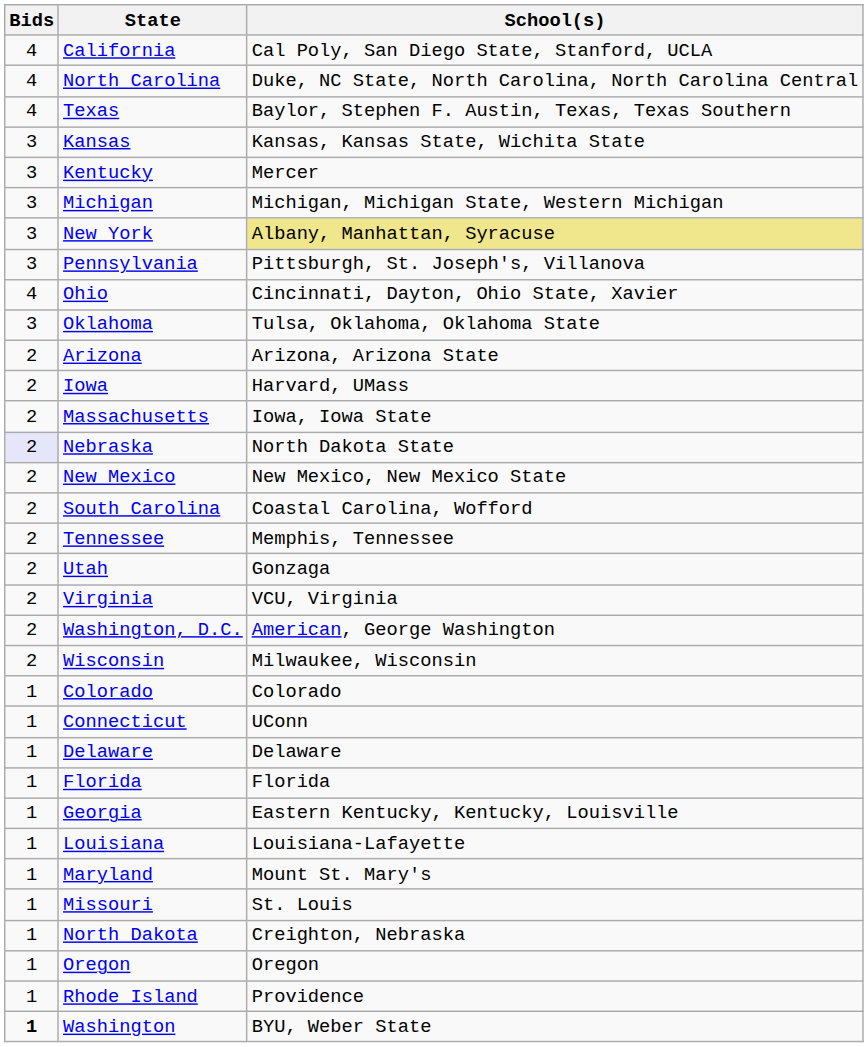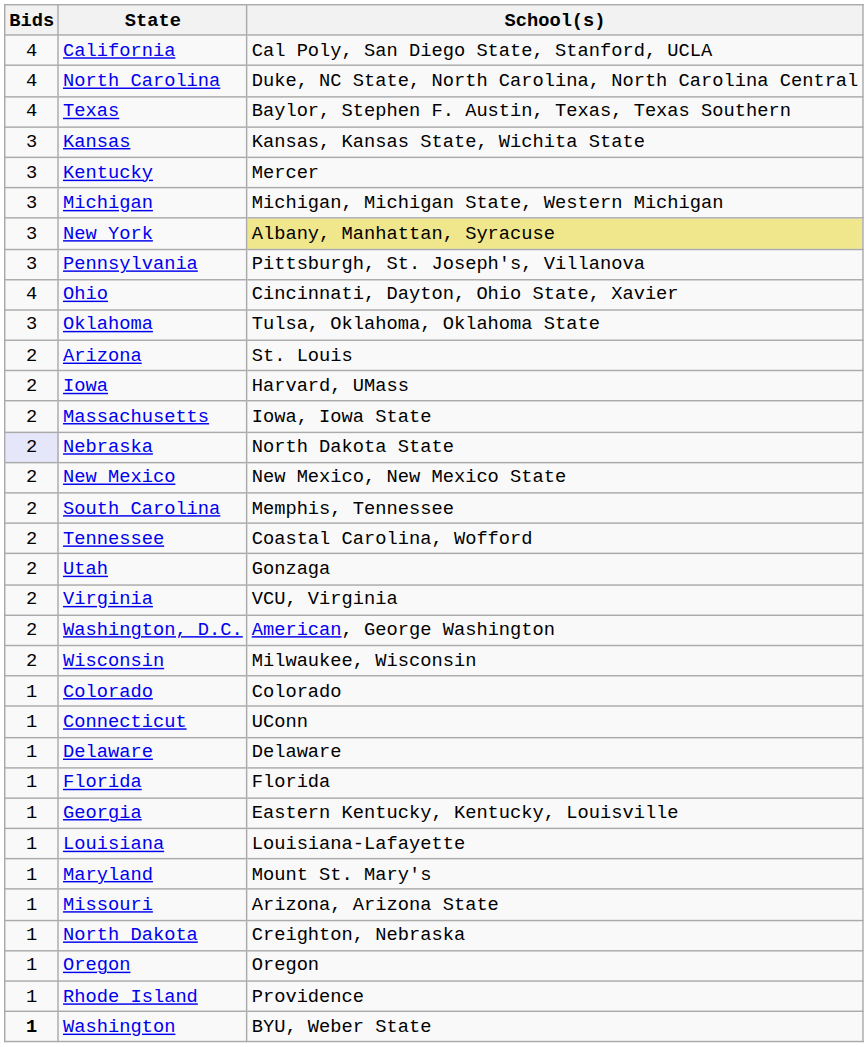(375, 356) Arizona, Arizona State -> (302, 356) St. Louis
(392, 508) Coastal Carolina, Wofford -> (353, 508) Memphis, Tennessee
(353, 539) Memphis, Tennessee -> (392, 539) Coastal Carolina, Wofford
(302, 905) St. Louis -> (375, 905) Arizona, Arizona State
